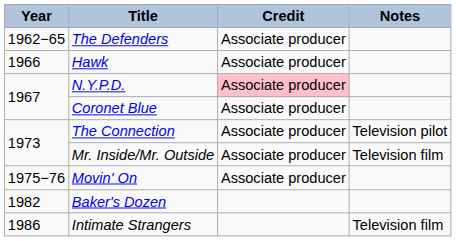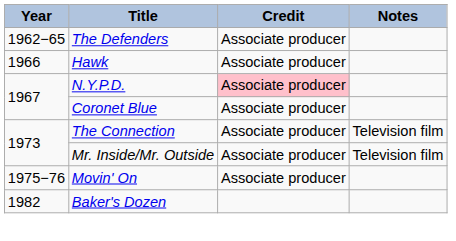(400, 132) Television pilot -> (398, 132) Television film
- row: (131, 224)
